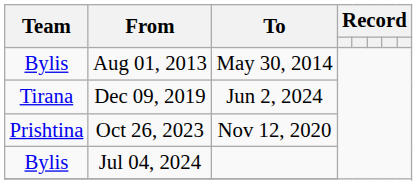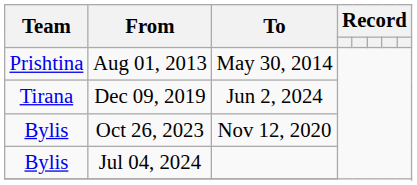(46, 63) Bylis -> (46, 63) Prishtina
(46, 129) Prishtina -> (46, 129) Bylis
